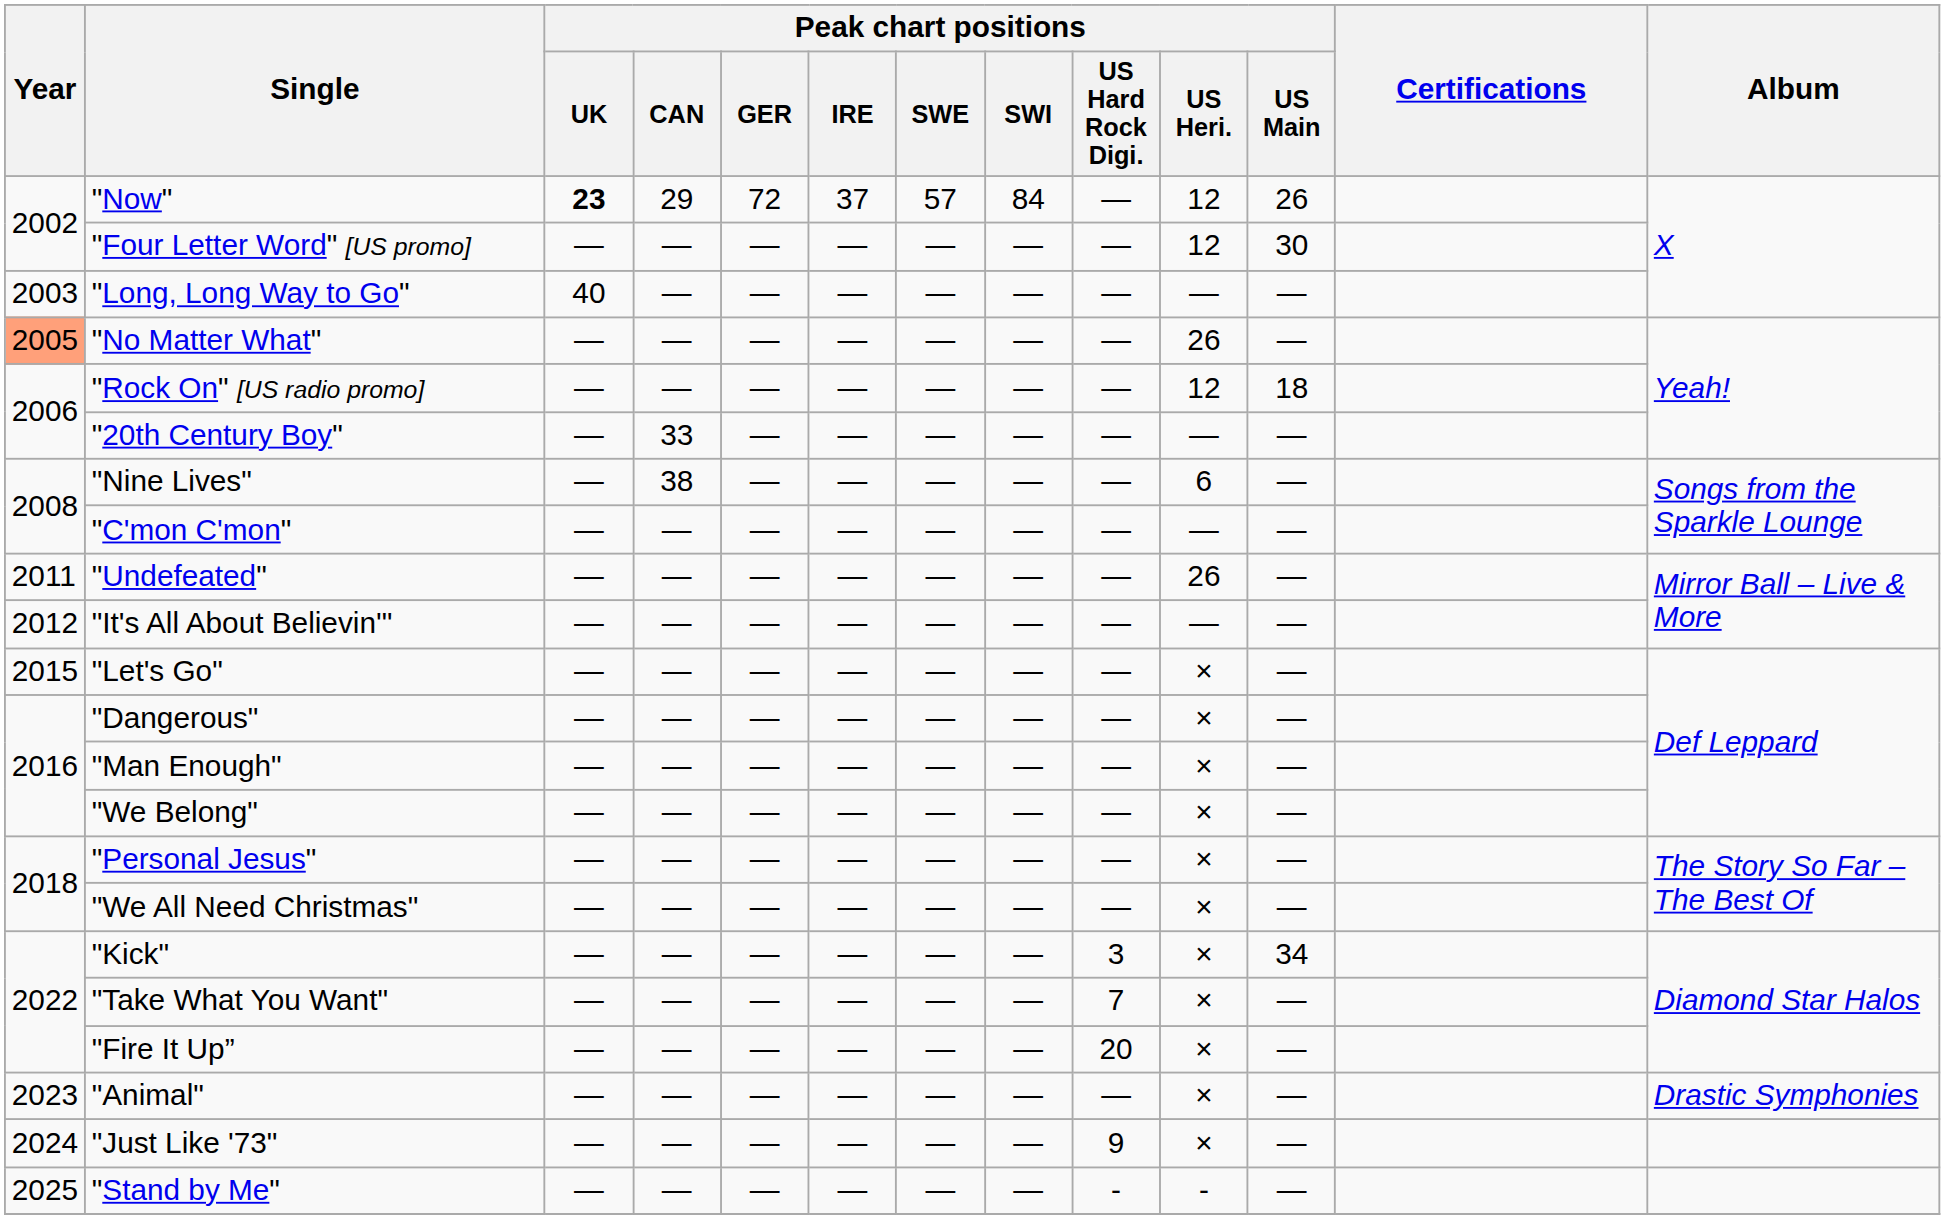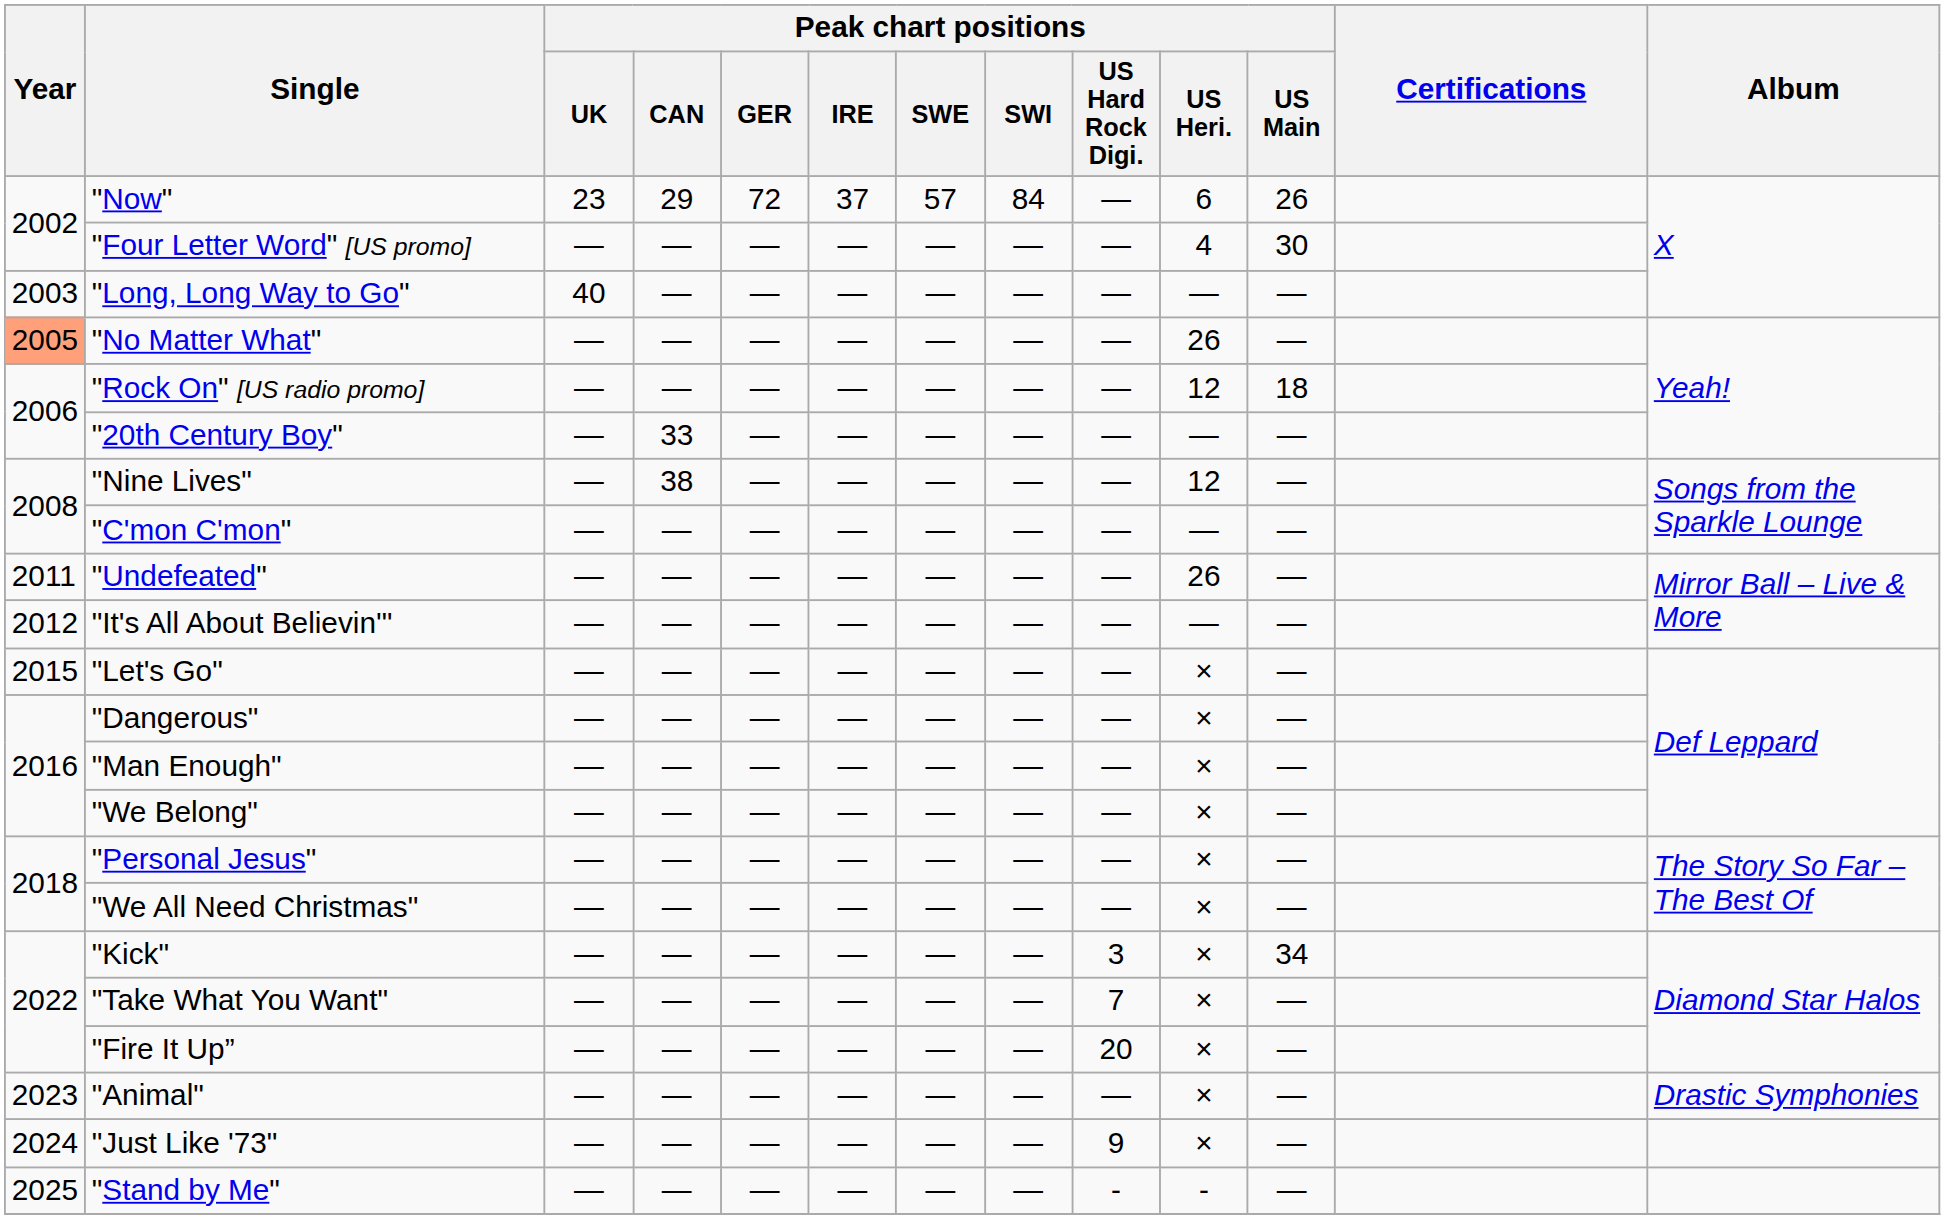(589, 198) bold -> (589, 198) normal
(1204, 198) 12 -> (1204, 198) 6
(1204, 246) 12 -> (1204, 246) 4
(1204, 482) 6 -> (1204, 482) 12
